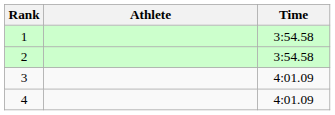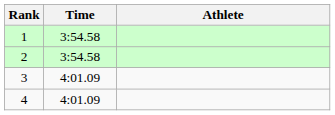columns swapped: (151, 15) <-> (294, 15)
